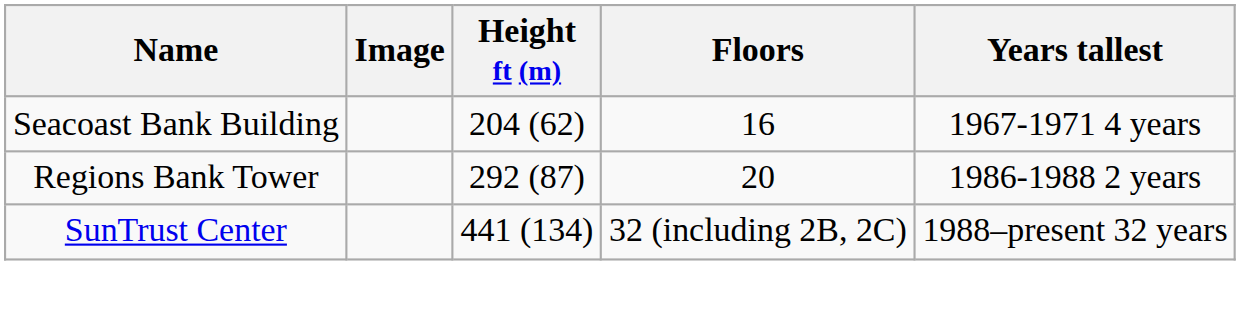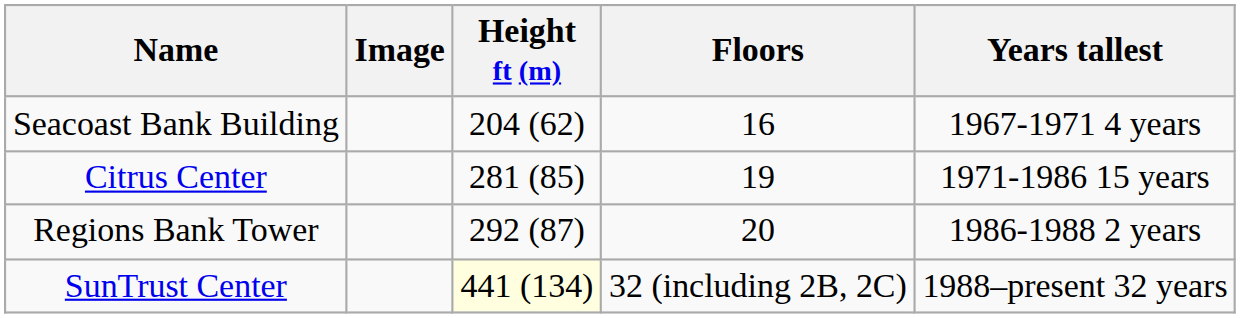+ row: (176, 177)
(527, 230) no background -> (527, 284) lightyellow background
